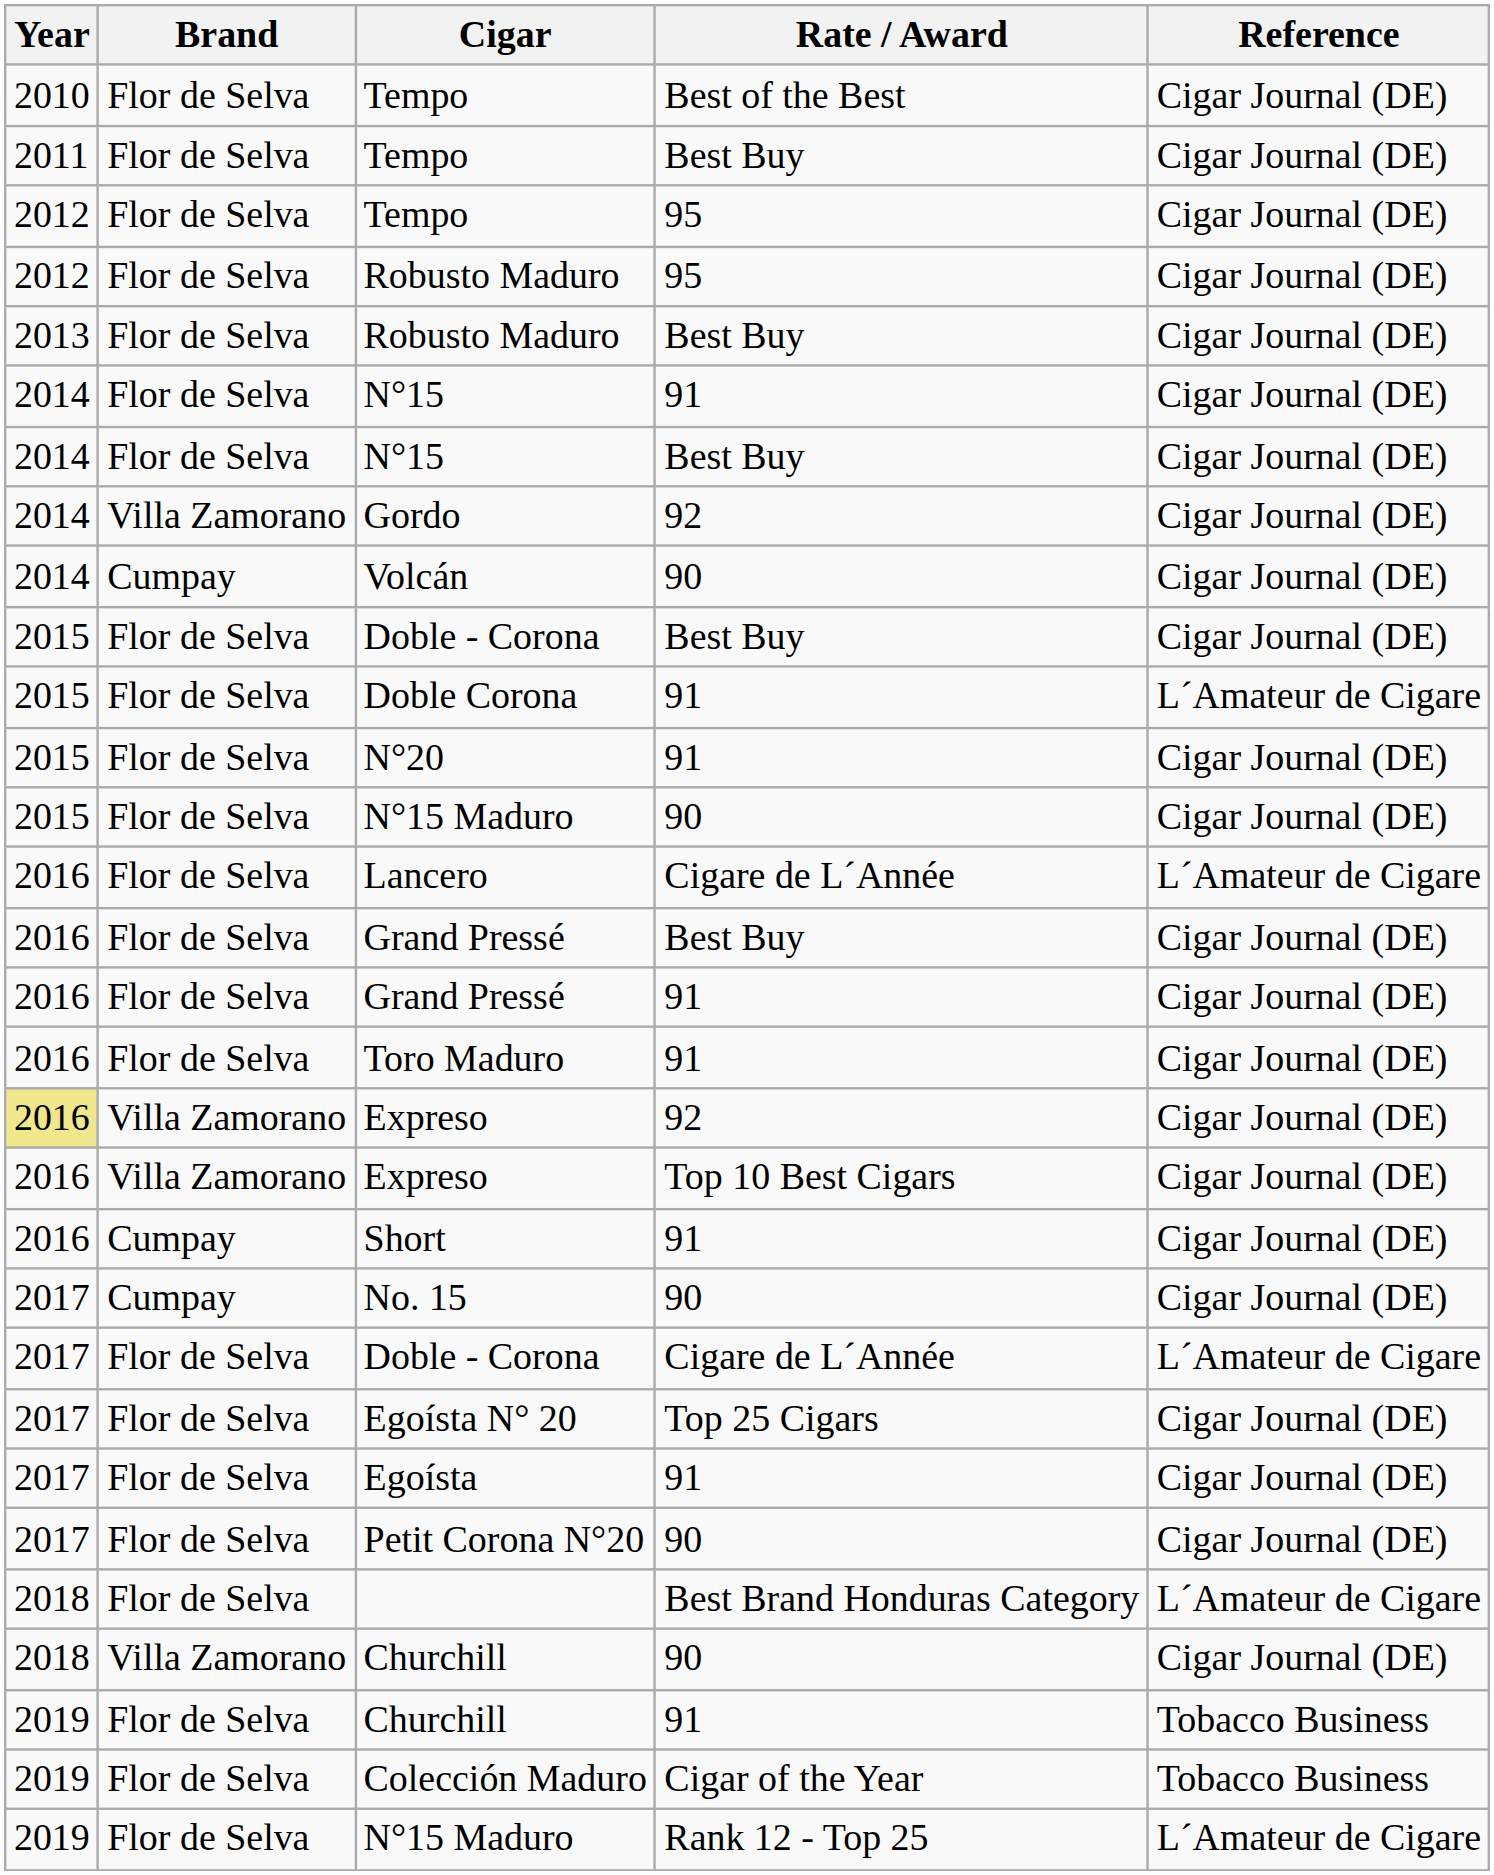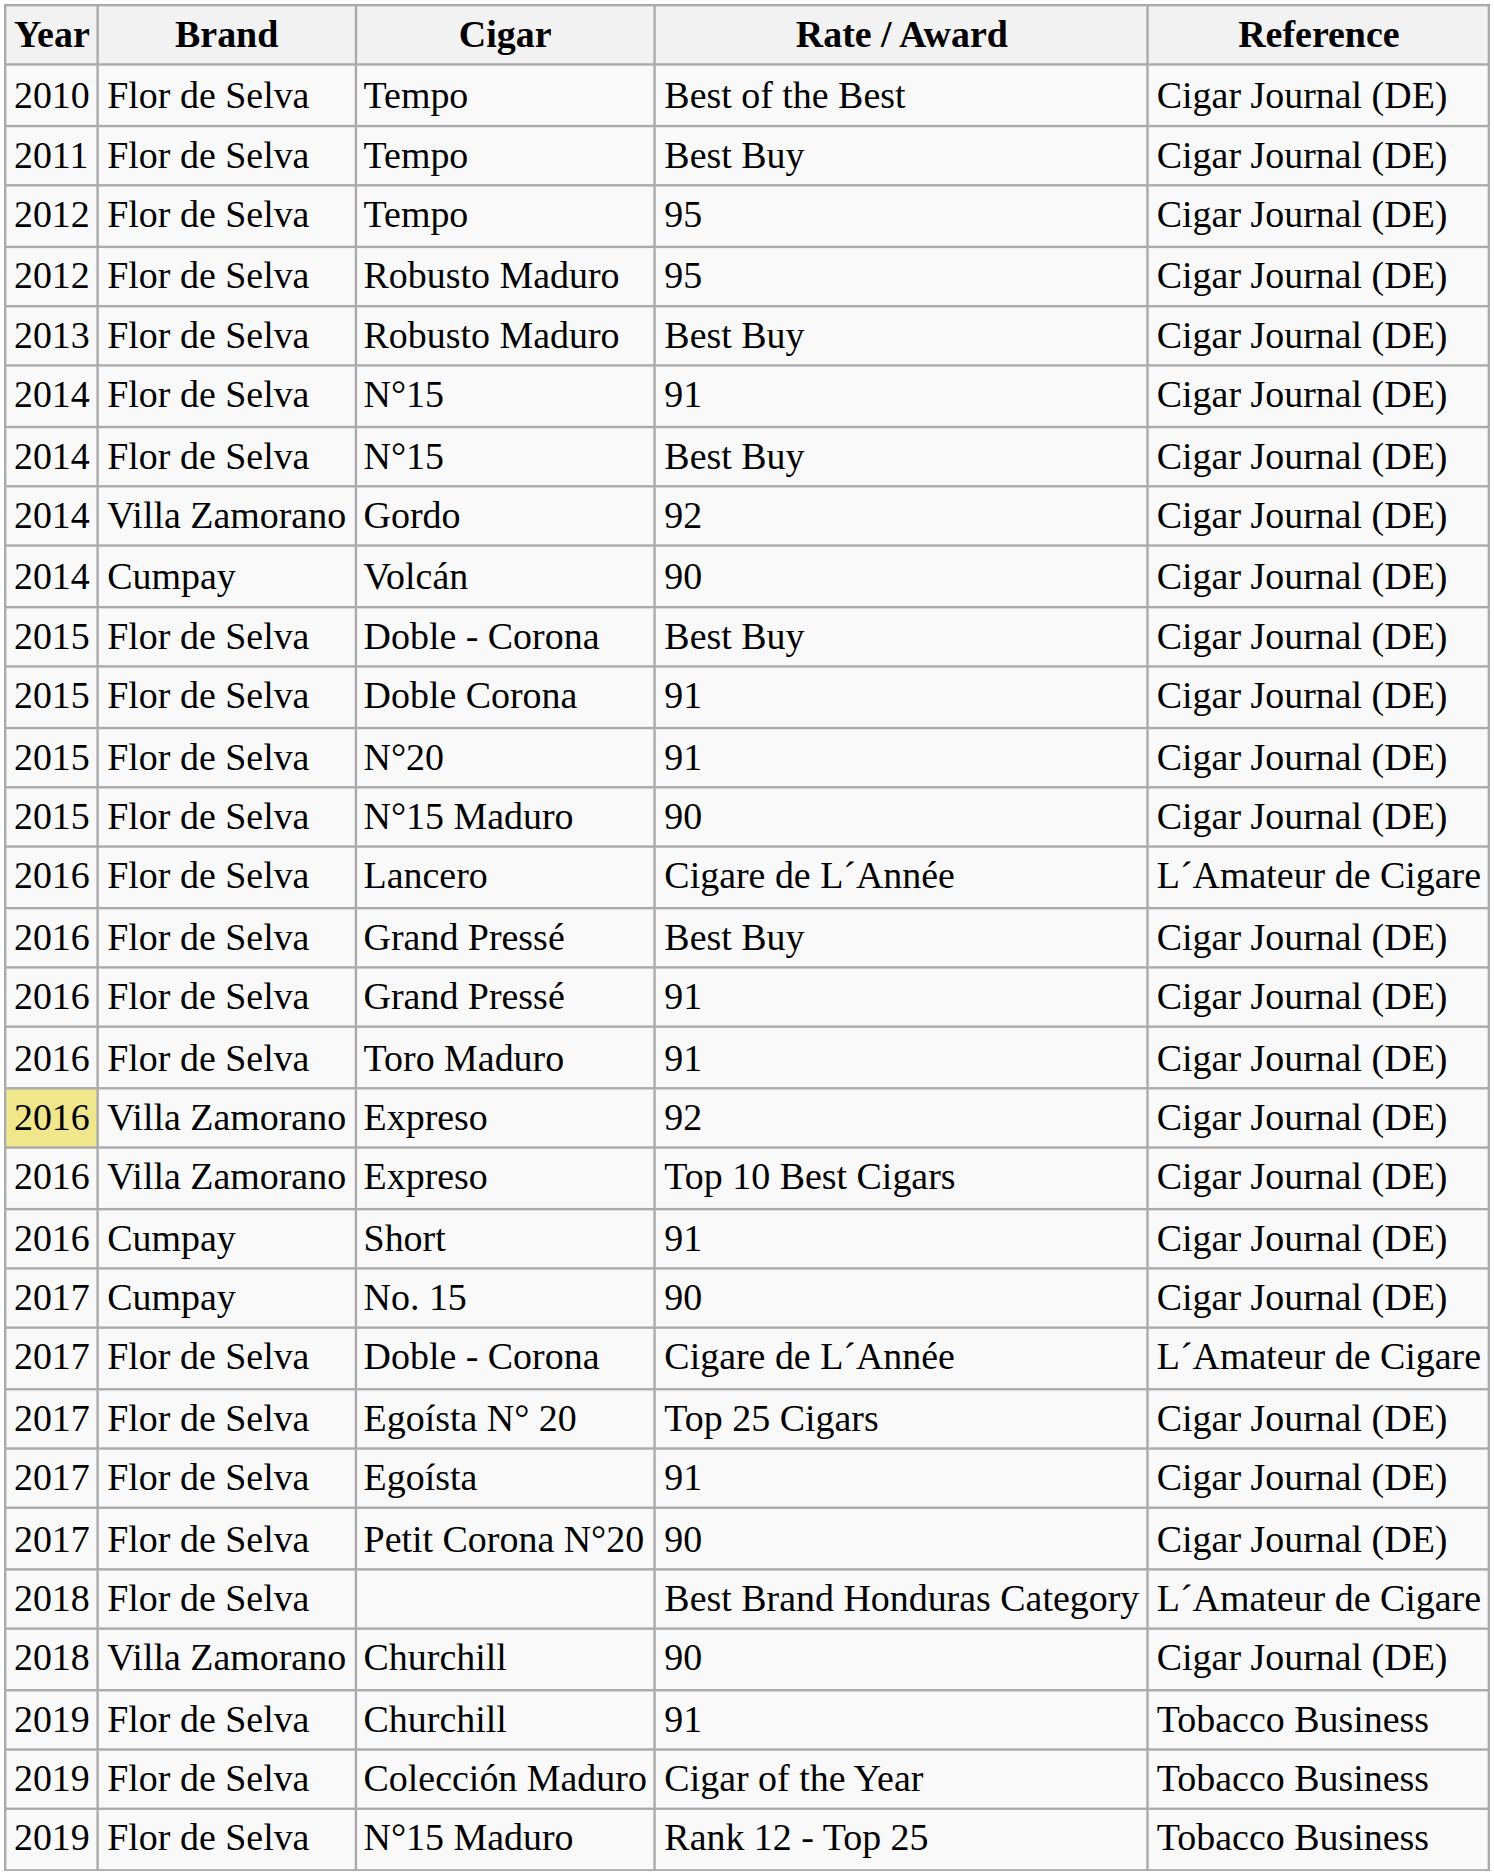(1319, 696) L´Amateur de Cigare -> (1302, 696) Cigar Journal (DE)
(1319, 1838) L´Amateur de Cigare -> (1293, 1838) Tobacco Business
